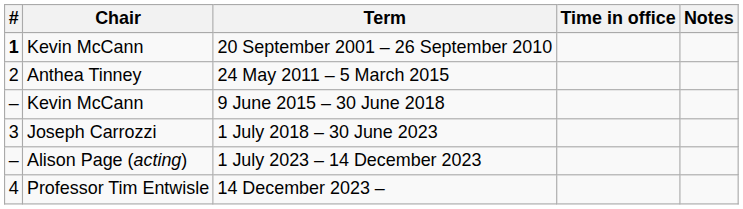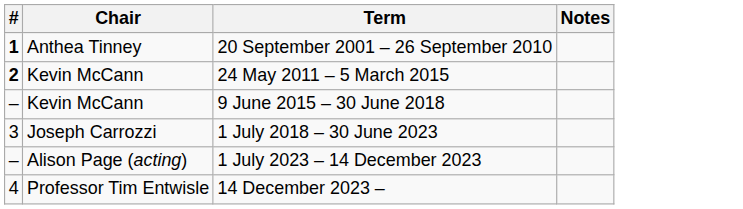- column: (618, 18)
(85, 47) Kevin McCann -> (84, 47) Anthea Tinney
(14, 75) normal -> (14, 75) bold
(84, 75) Anthea Tinney -> (85, 75) Kevin McCann
